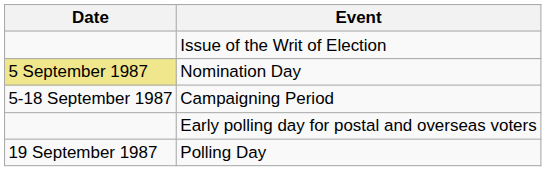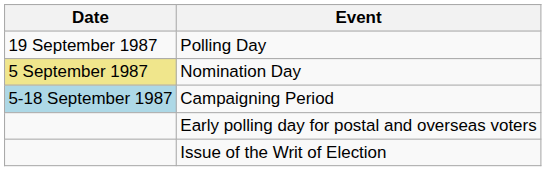rows swapped: (283, 44) <-> (223, 152)
(90, 98) no background -> (90, 98) lightblue background
